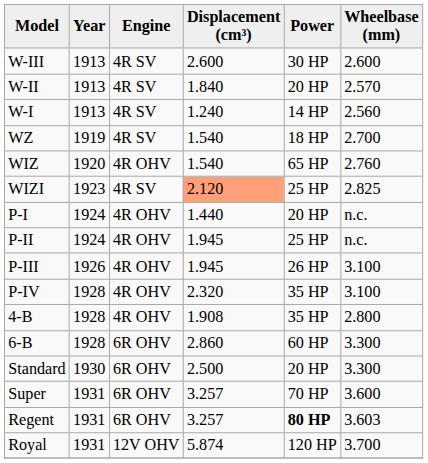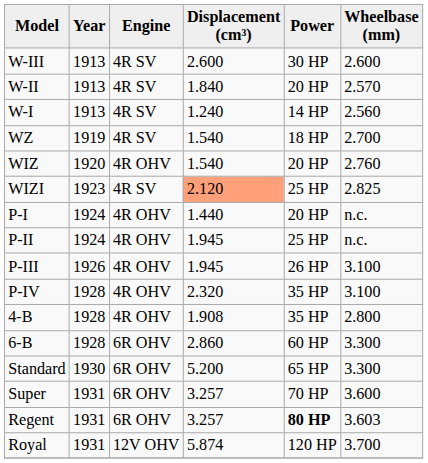(308, 163) 65 HP -> (308, 163) 20 HP
(205, 368) 2.500 -> (205, 368) 5.200
(308, 368) 20 HP -> (308, 368) 65 HP
